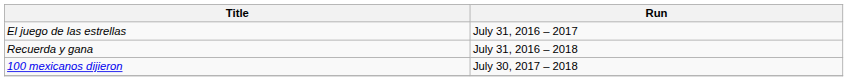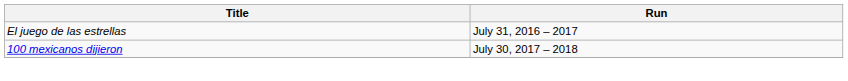- row: (50, 48)
